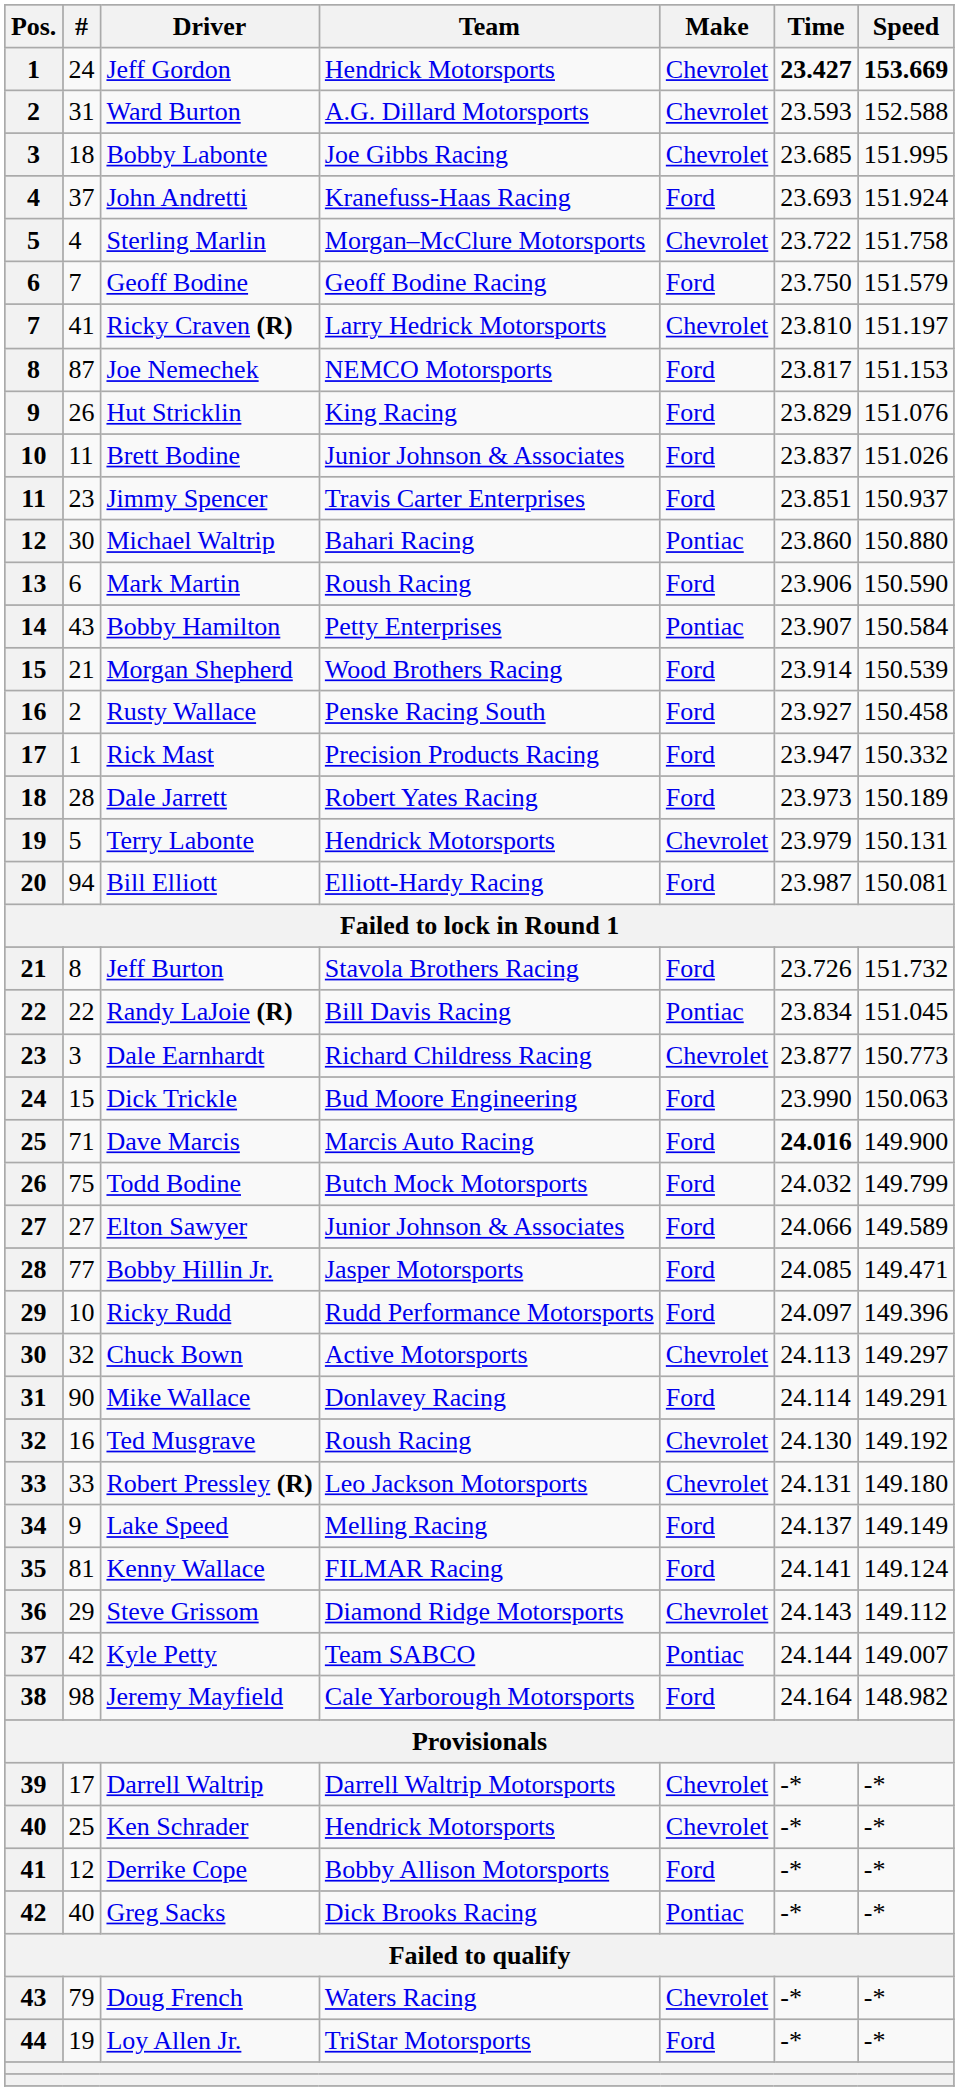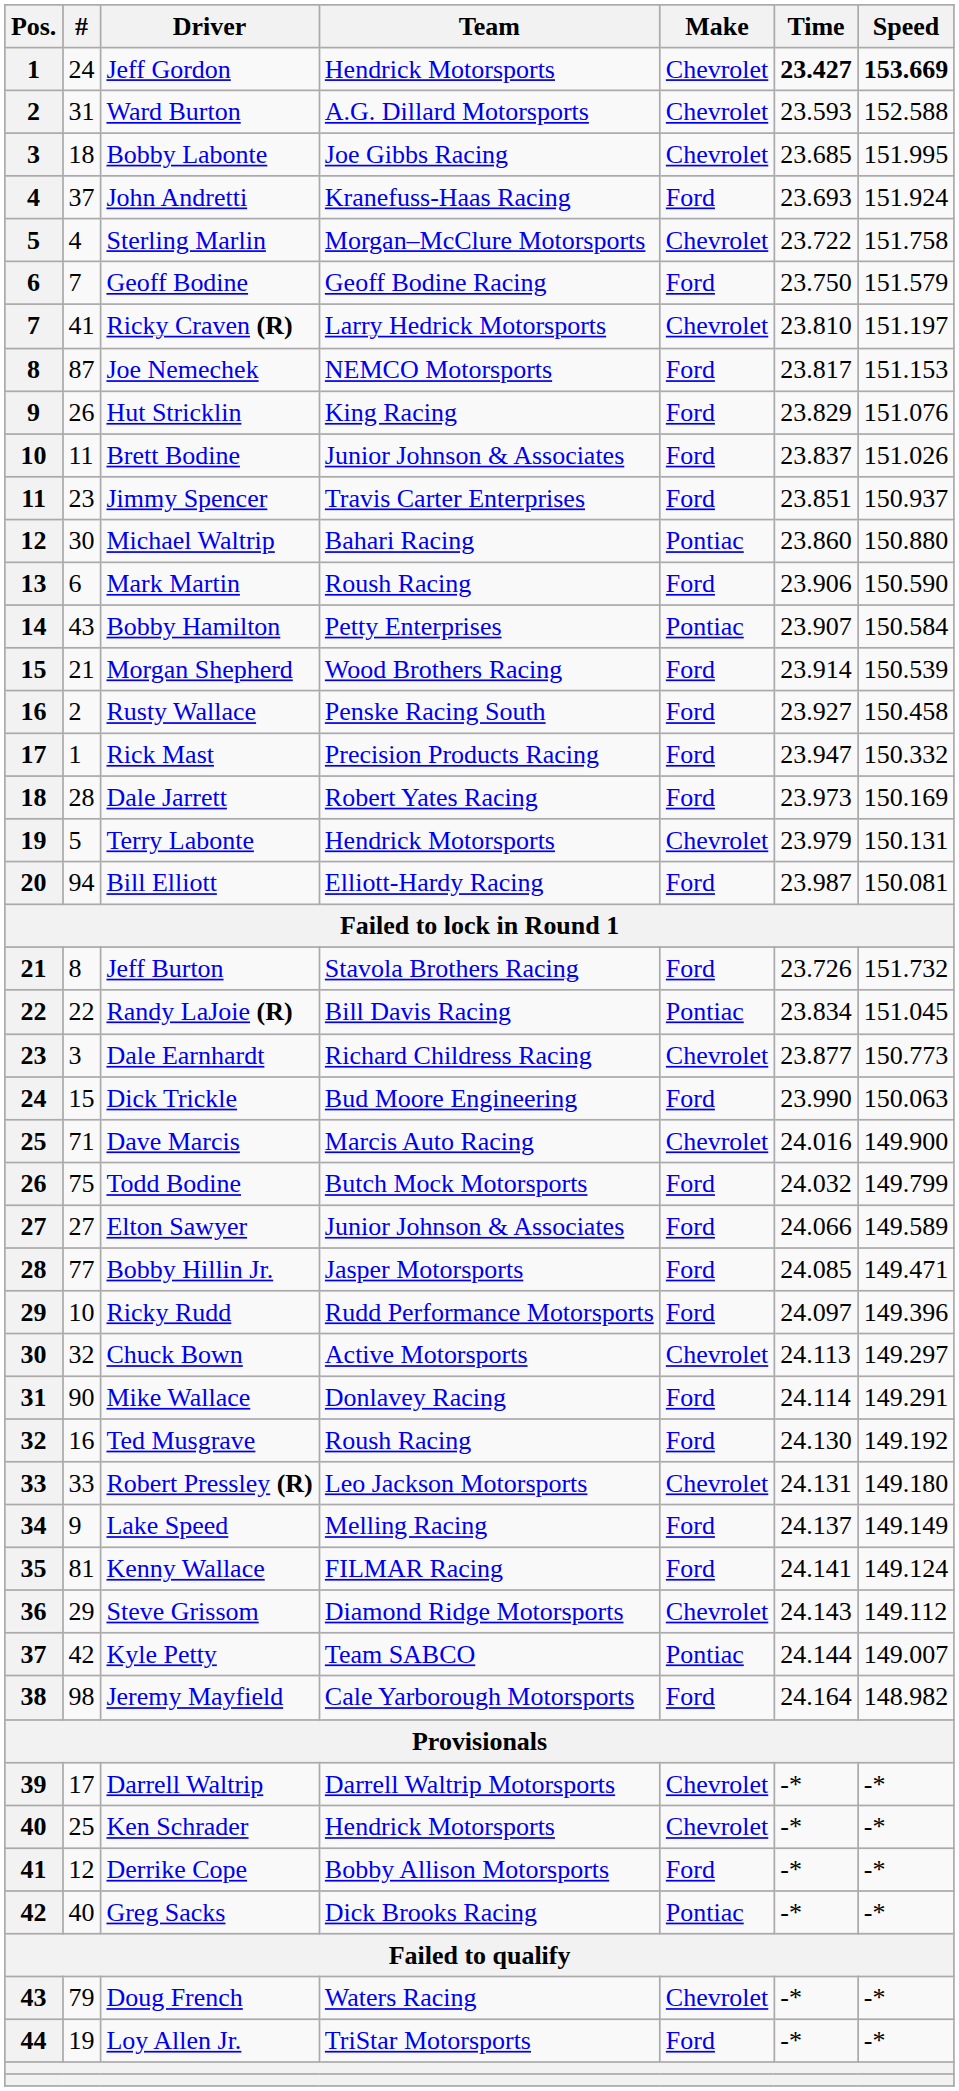(906, 797) 150.189 -> (906, 797) 150.169
(690, 1140) Ford -> (717, 1140) Chevrolet
(816, 1140) bold -> (816, 1140) normal
(717, 1440) Chevrolet -> (690, 1440) Ford
